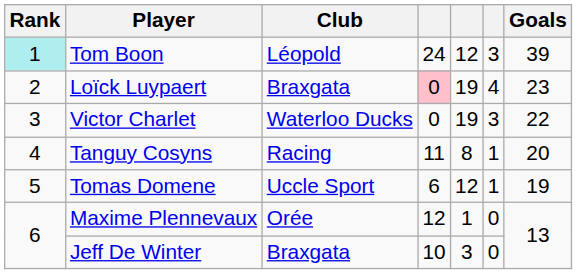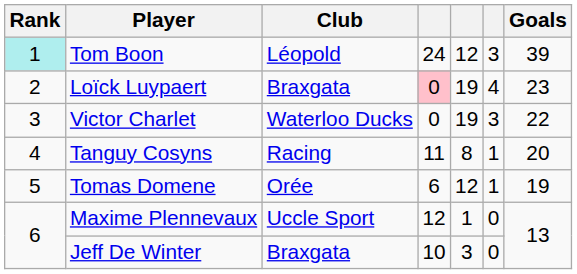(321, 185) Uccle Sport -> (290, 185) Orée
(290, 218) Orée -> (321, 218) Uccle Sport
